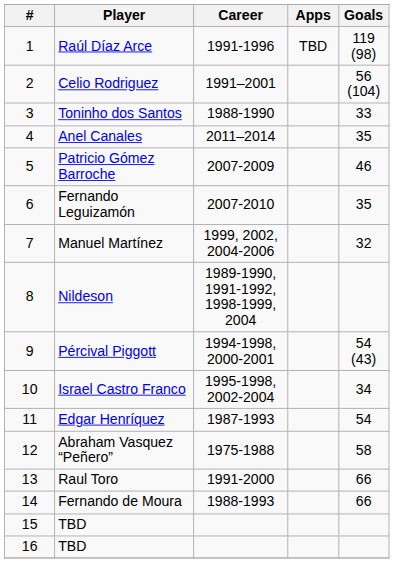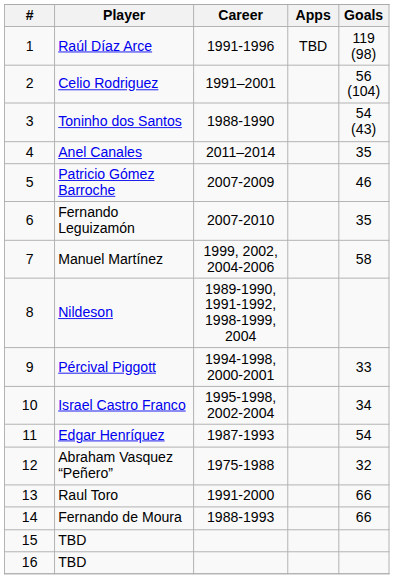(364, 114) 33 -> (364, 122) 54 (43)
(364, 243) 32 -> (364, 259) 58
(364, 351) 54 (43) -> (364, 367) 33
(364, 449) 58 -> (364, 465) 32
